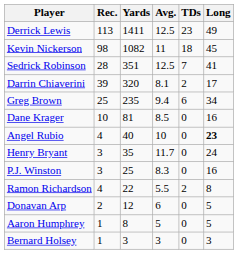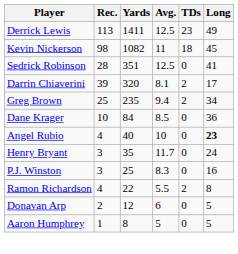(184, 65) 7 -> (184, 65) 0
(184, 100) 6 -> (184, 100) 2
(128, 118) 81 -> (128, 118) 84
(212, 118) 16 -> (212, 118) 36
- row: (42, 240)
